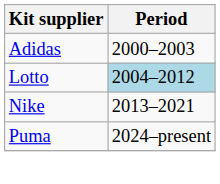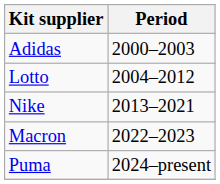(153, 77) lightblue background -> (153, 77) no background
+ row: (37, 135)
